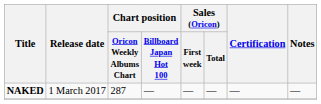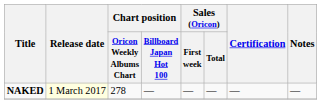(77, 91) no background -> (77, 91) lightyellow background
(118, 91) 287 -> (118, 91) 278
